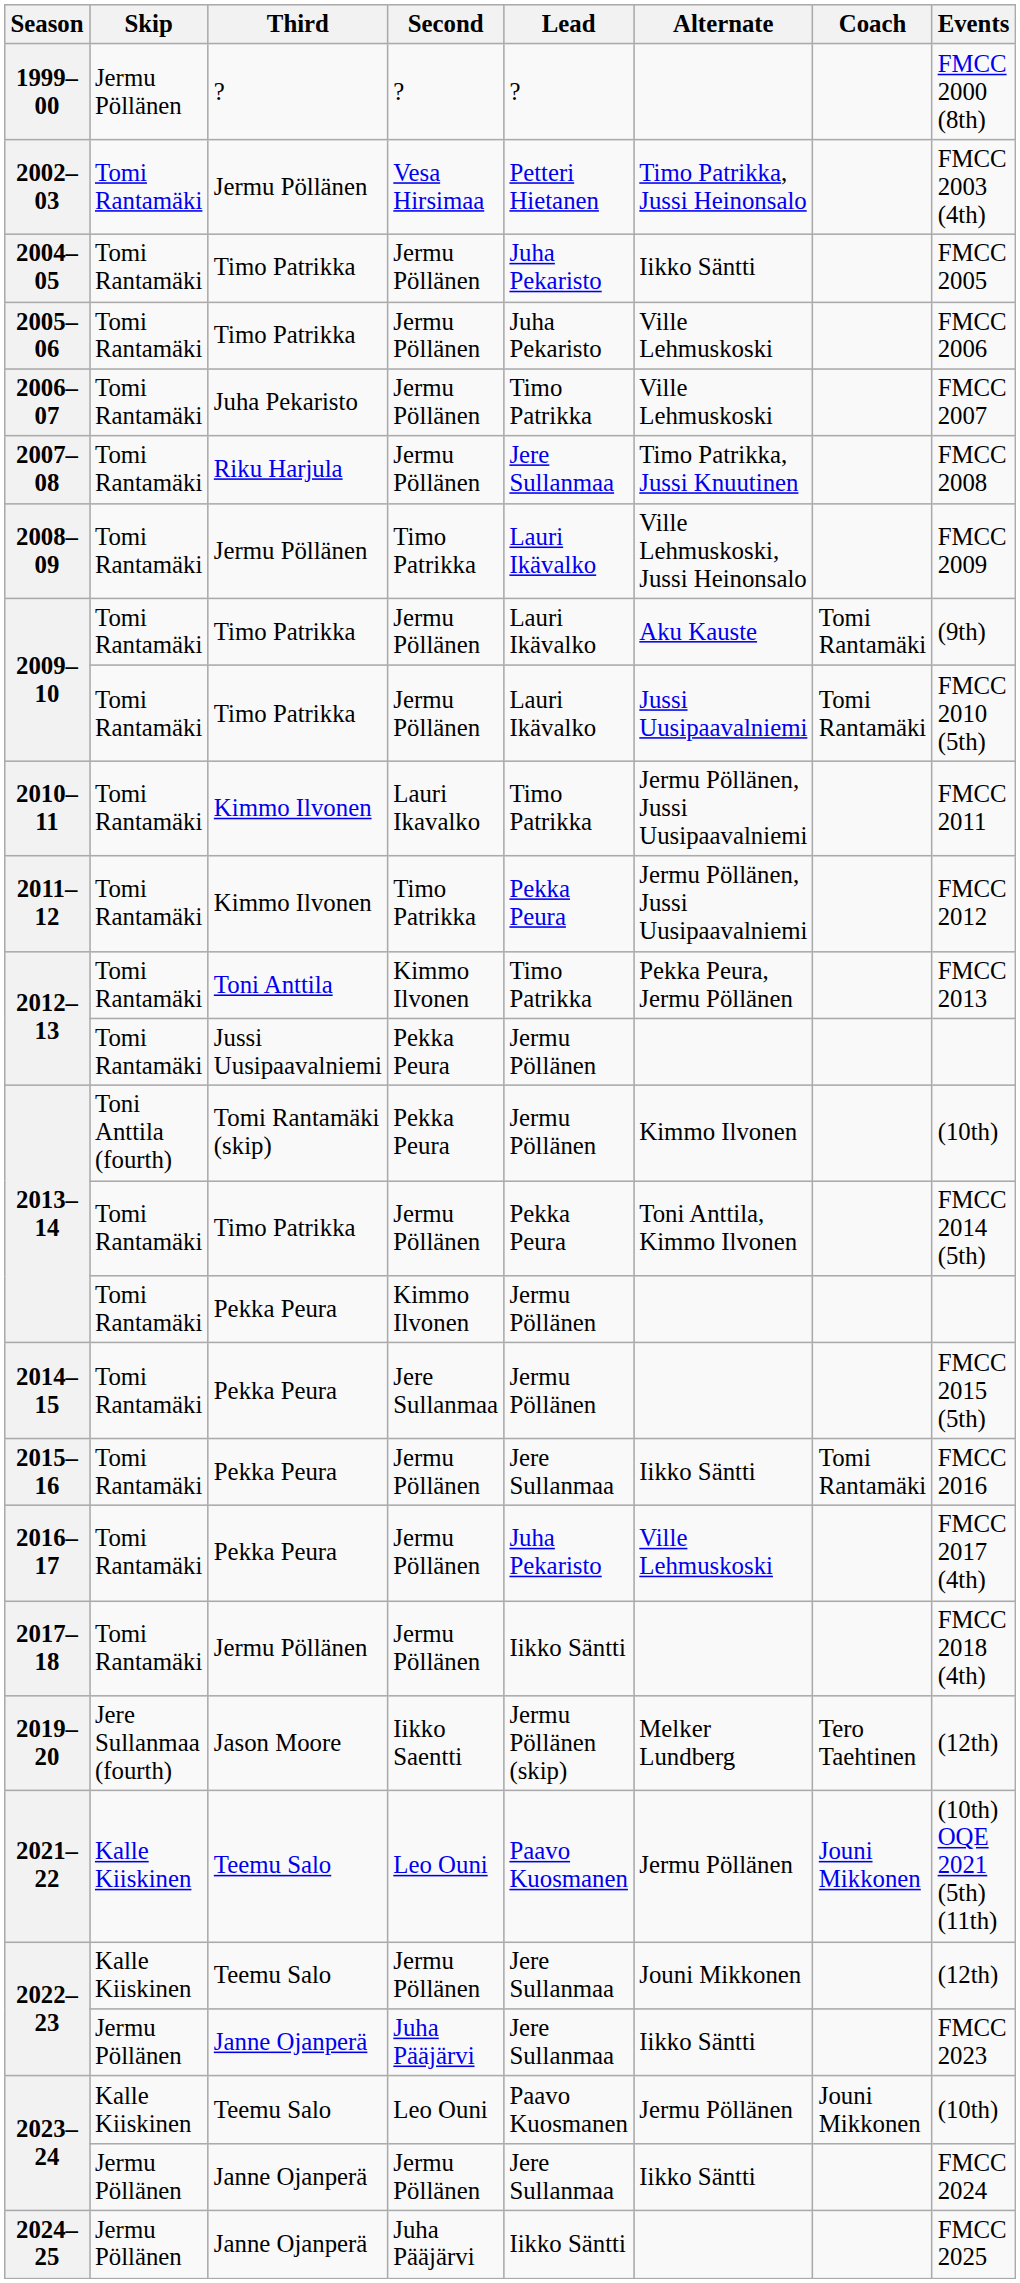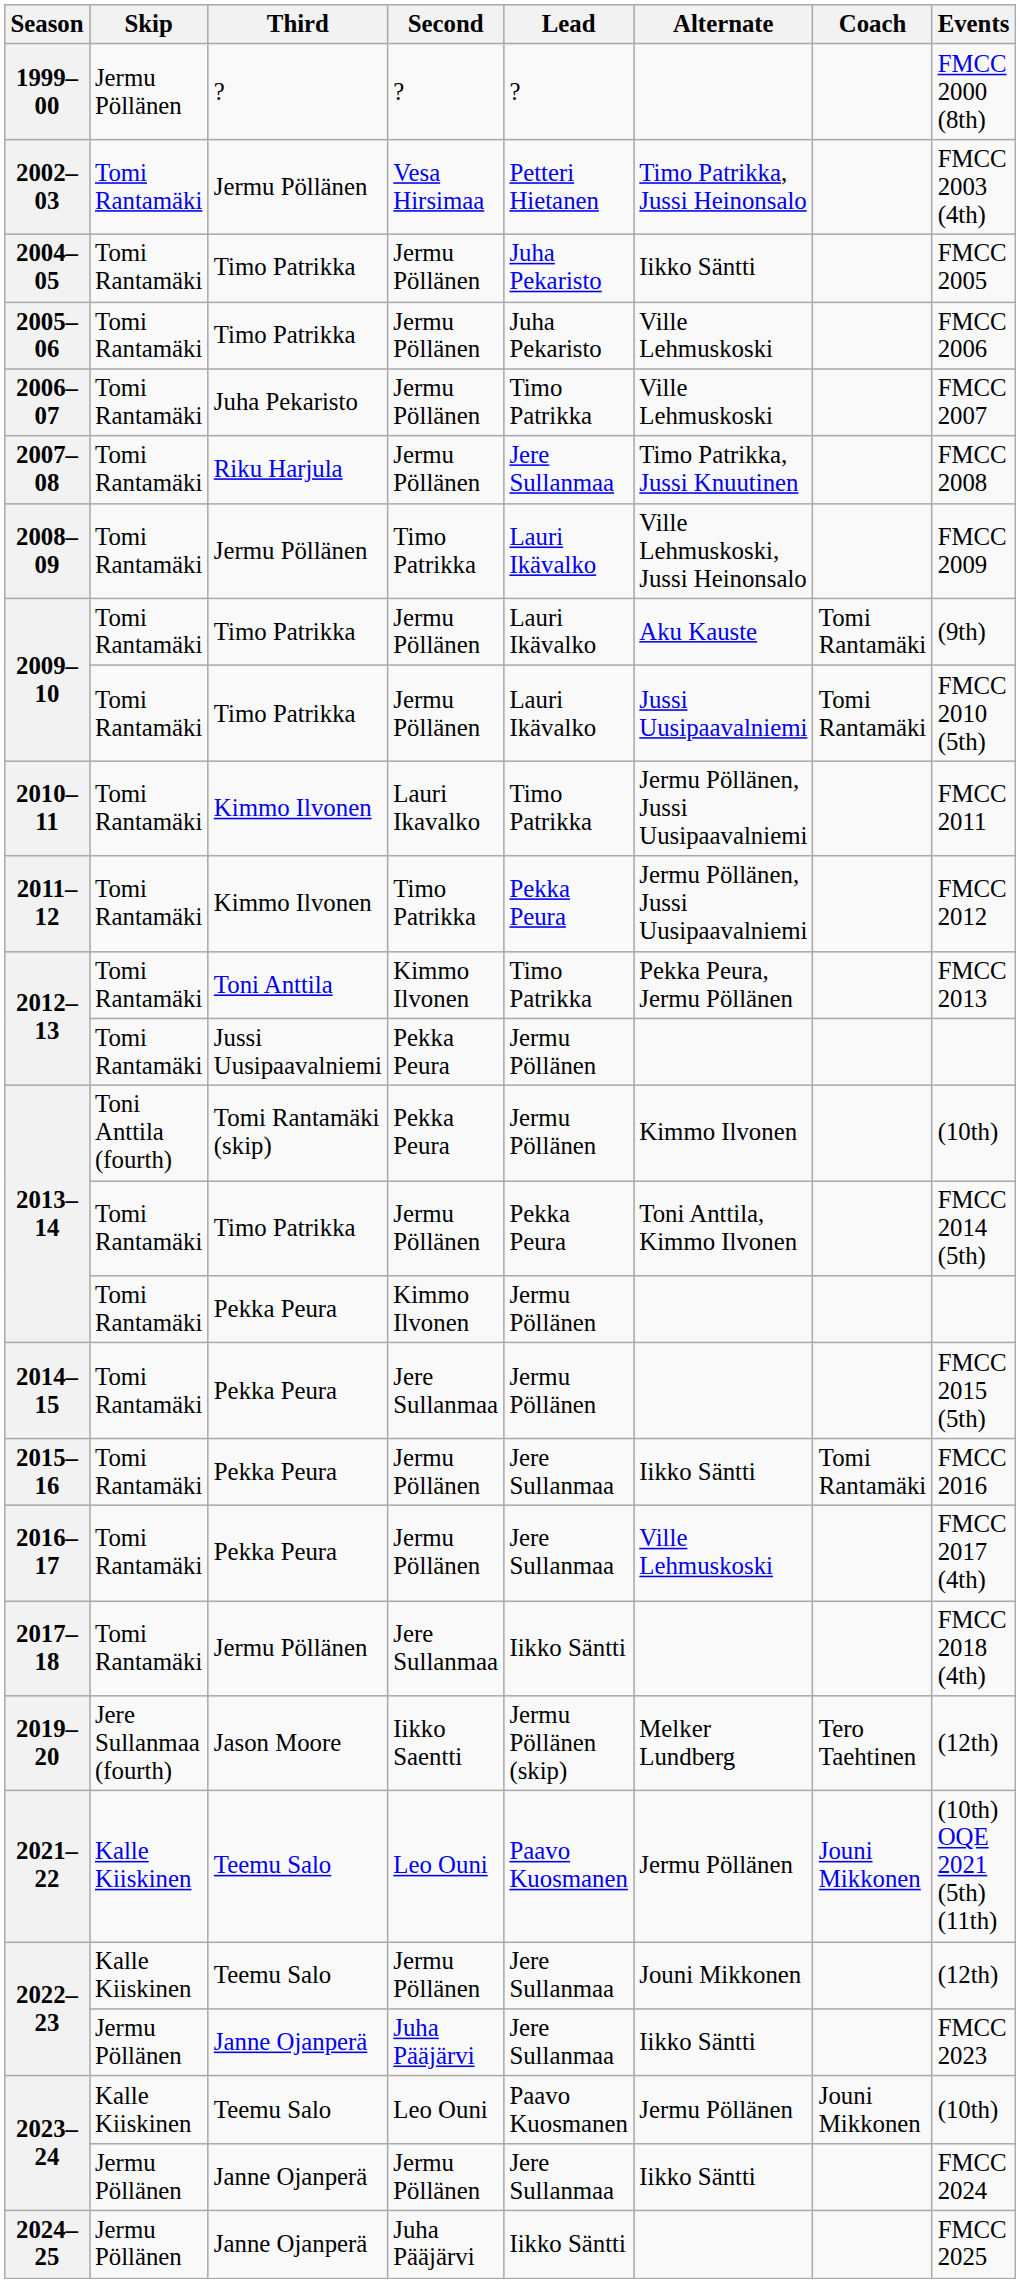(556, 1552) Juha Pekaristo -> (562, 1552) Jere Sullanmaa
(437, 1647) Jermu Pöllänen -> (446, 1647) Jere Sullanmaa
